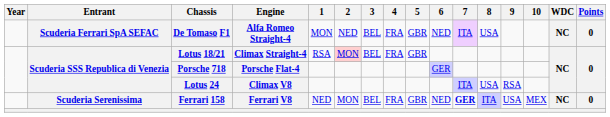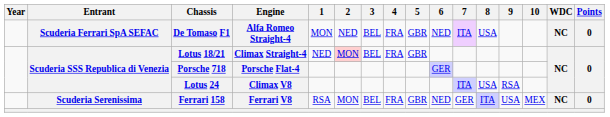(322, 54) RSA -> (322, 54) NED
(322, 100) NED -> (322, 100) RSA
(465, 100) bold -> (464, 100) normal
